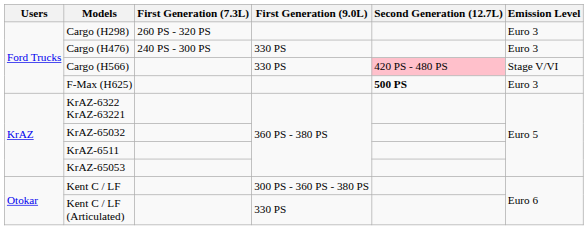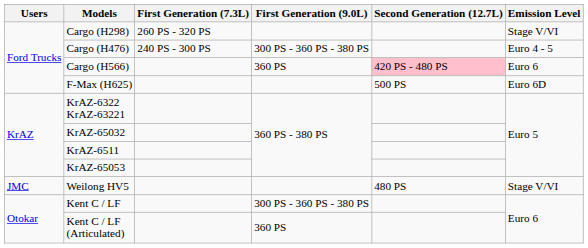(523, 31) Euro 3 -> (533, 31) Stage V/VI
(270, 48) 330 PS -> (312, 48) 300 PS - 360 PS - 380 PS
(523, 48) Euro 3 -> (530, 48) Euro 4 - 5
(270, 66) 330 PS -> (270, 66) 360 PS
(533, 66) Stage V/VI -> (523, 66) Euro 6
(391, 84) bold -> (390, 84) normal
(523, 84) Euro 3 -> (527, 84) Euro 6D
+ row: (98, 185)
(270, 209) 330 PS -> (270, 227) 360 PS
